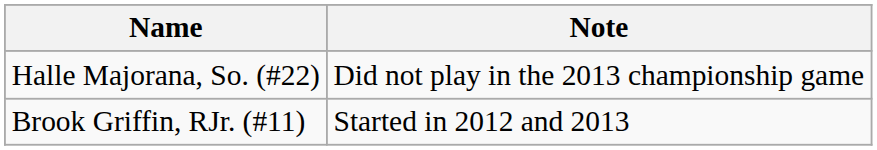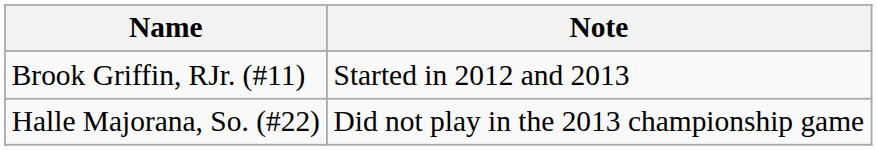rows swapped: (158, 121) <-> (166, 74)
